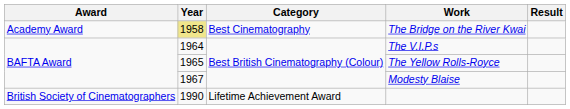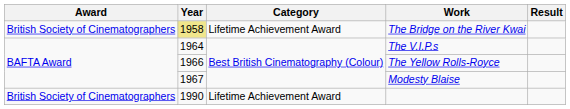(45, 29) Academy Award -> (91, 29) British Society of Cinematographers
(259, 29) Best Cinematography -> (275, 29) Lifetime Achievement Award
(192, 63) 1965 -> (192, 63) 1966
